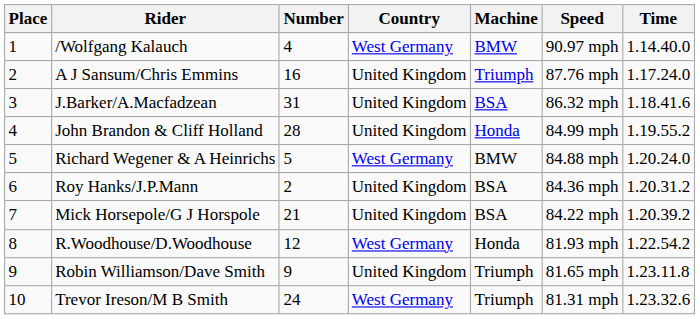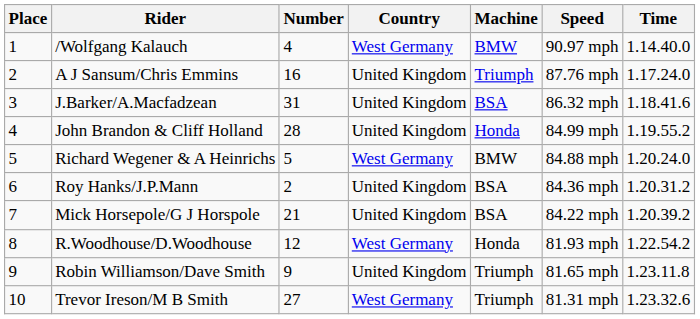(292, 299) 24 -> (292, 299) 27
